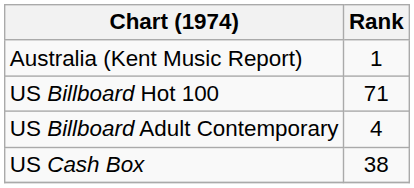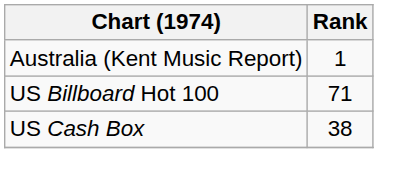- row: (174, 128)
